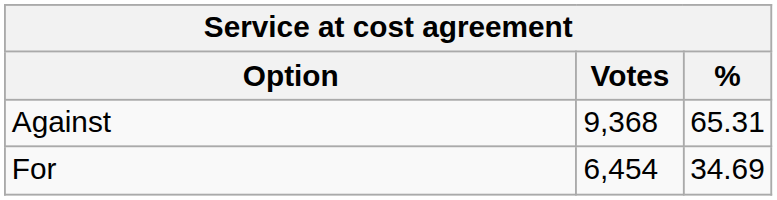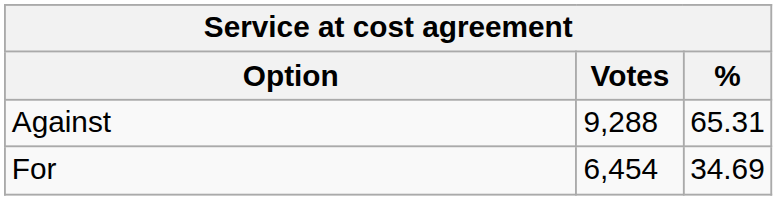(621, 122) 9,368 -> (621, 122) 9,288
